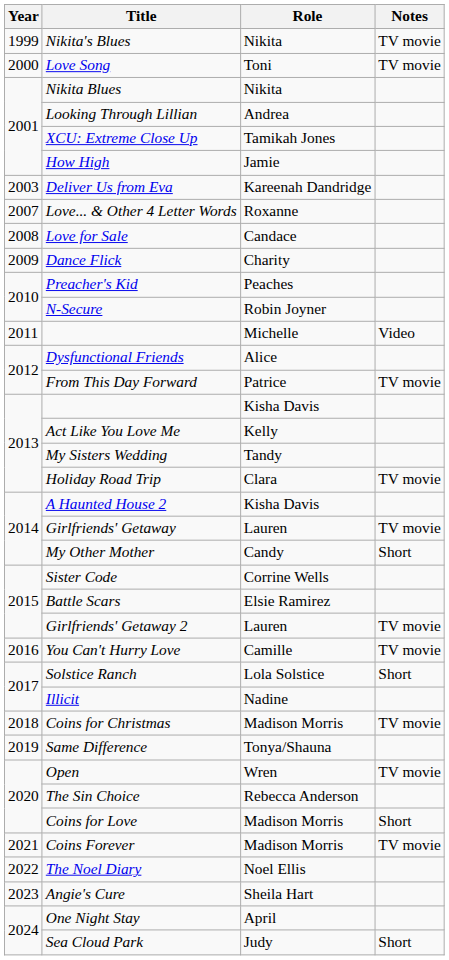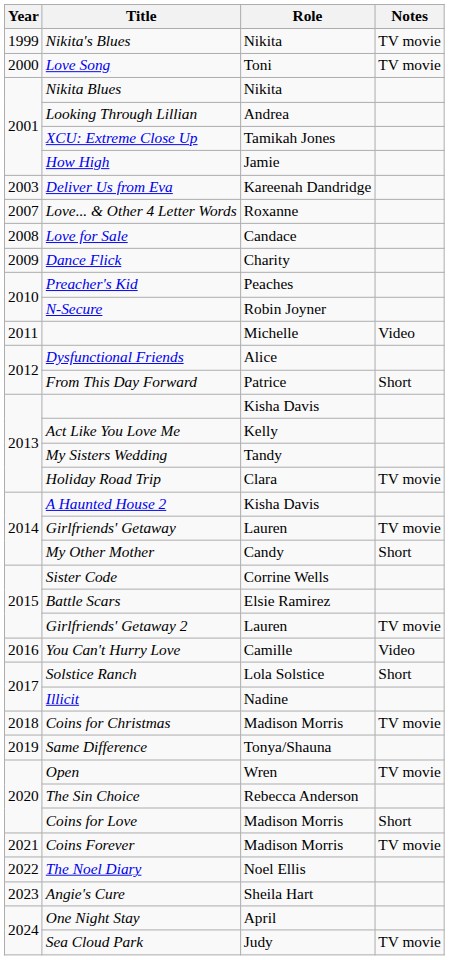(410, 382) TV movie -> (395, 382) Short
(410, 650) TV movie -> (397, 650) Video
(395, 942) Short -> (410, 942) TV movie
